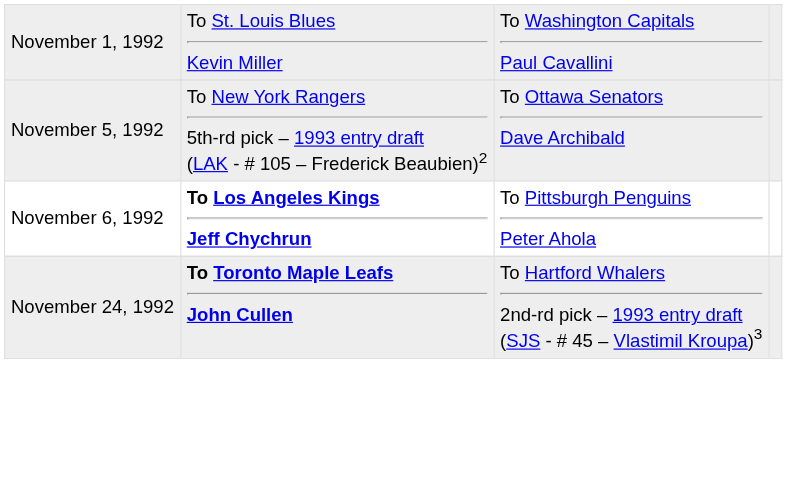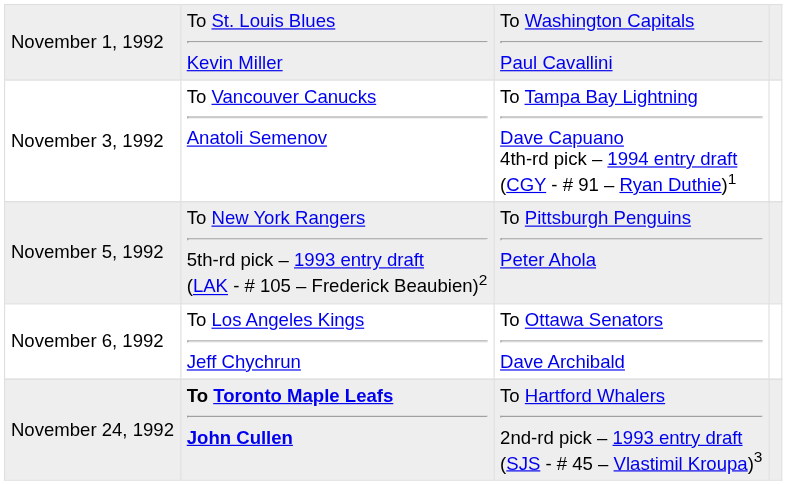+ row: (87, 140)
(631, 117) To Ottawa Senators Dave Archibald -> (631, 239) To Pittsburgh Penguins Peter Ahola
(337, 218) bold -> (337, 341) normal
(631, 218) To Pittsburgh Penguins Peter Ahola -> (631, 341) To Ottawa Senators Dave Archibald
